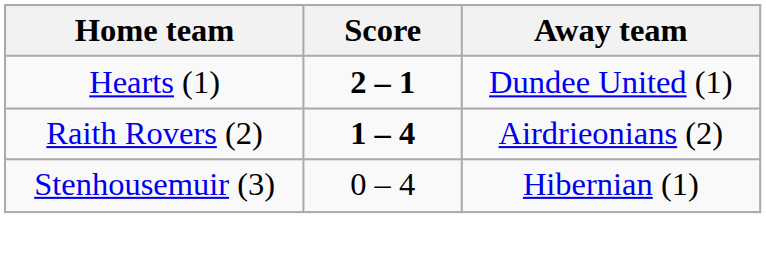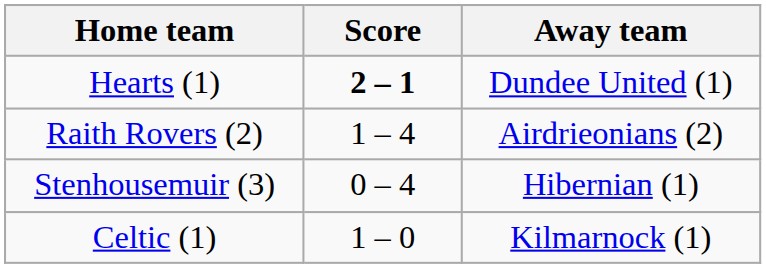(383, 133) bold -> (383, 133) normal
+ row: (155, 236)
